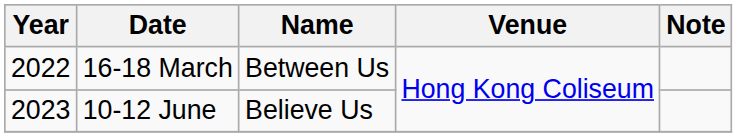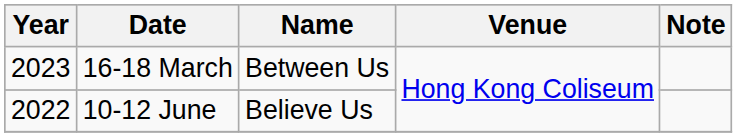(41, 68) 2022 -> (41, 68) 2023
(41, 110) 2023 -> (41, 110) 2022
